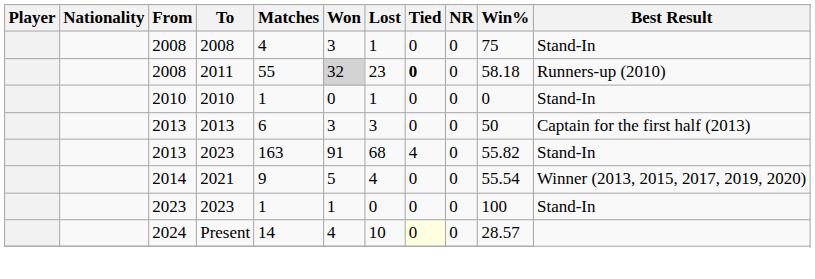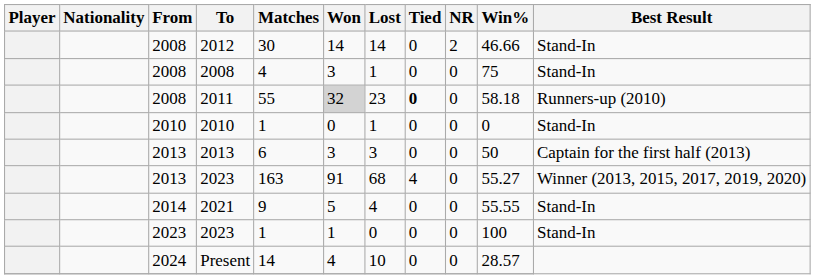+ row: (169, 44)
(501, 152) 55.82 -> (501, 179) 55.27
(566, 152) Stand-In -> (672, 179) Winner (2013, 2015, 2017, 2019, 2020)
(501, 179) 55.54 -> (501, 206) 55.55
(672, 179) Winner (2013, 2015, 2017, 2019, 2020) -> (566, 206) Stand-In
(413, 233) lightyellow background -> (413, 260) no background
